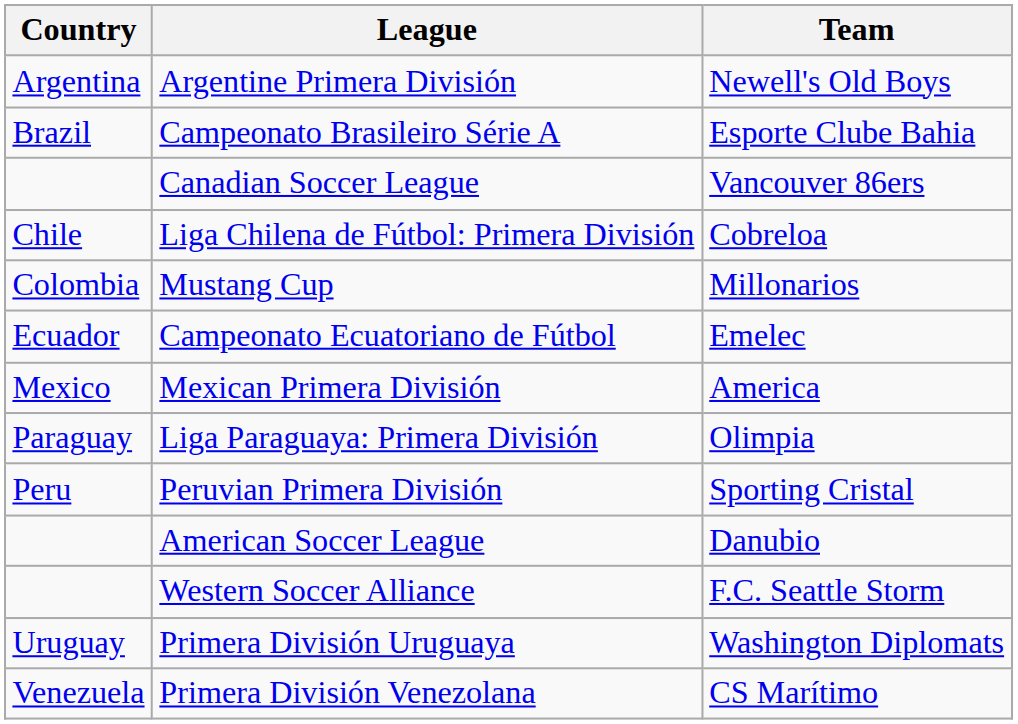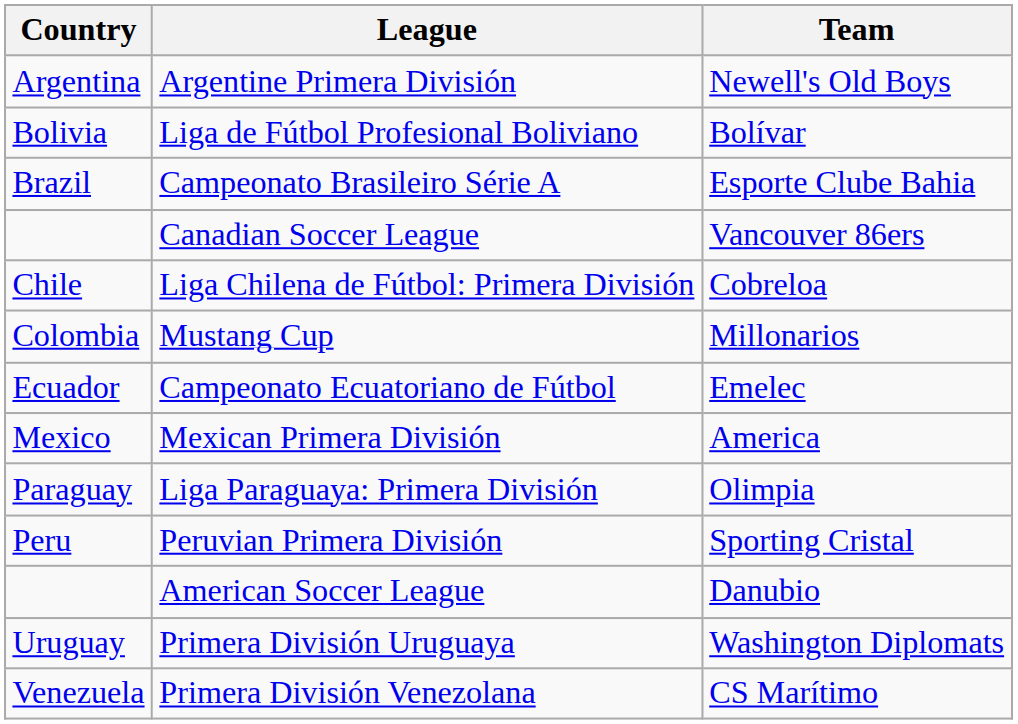+ row: (399, 132)
- row: (317, 591)
